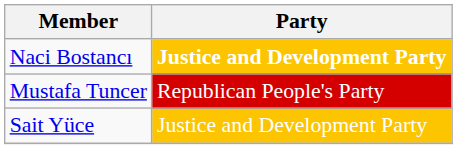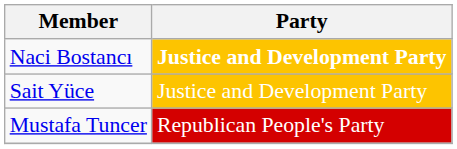rows swapped: (52, 125) <-> (78, 90)
